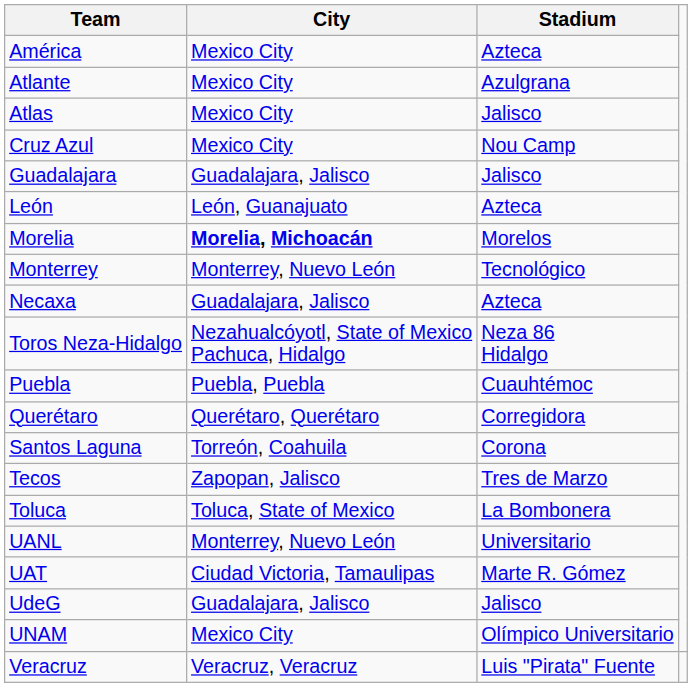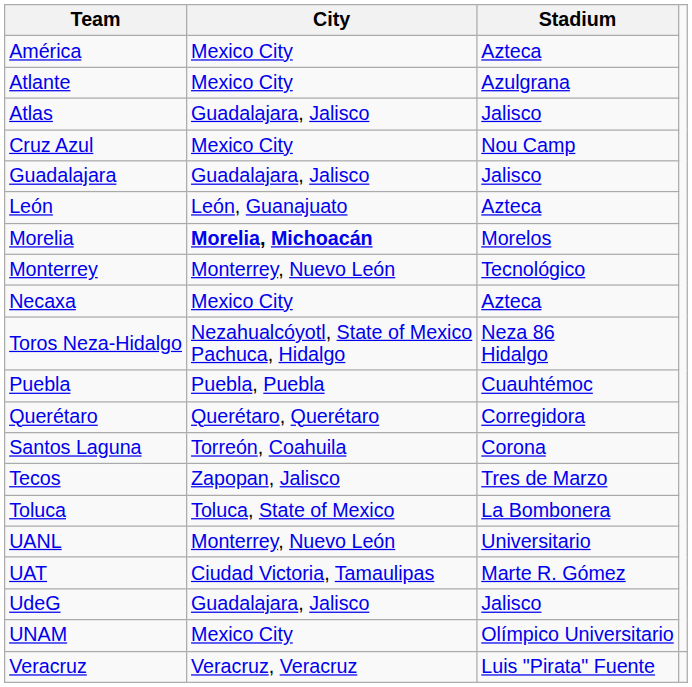(242, 113) Mexico City -> (280, 113) Guadalajara, Jalisco
(280, 301) Guadalajara, Jalisco -> (242, 301) Mexico City
